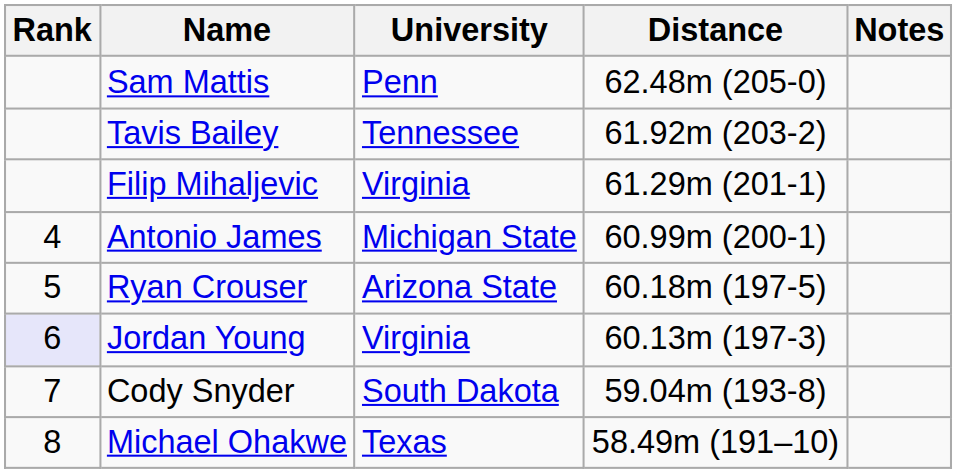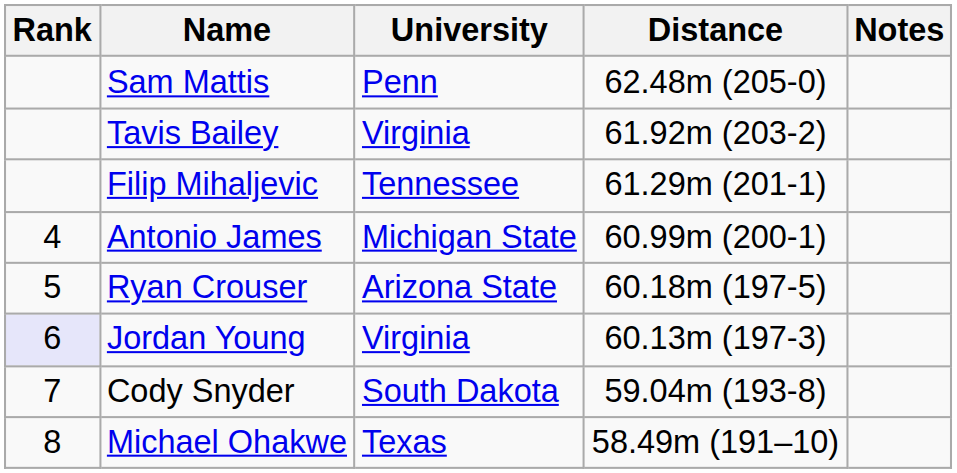(441, 133) Tennessee -> (416, 133) Virginia
(416, 184) Virginia -> (441, 184) Tennessee
